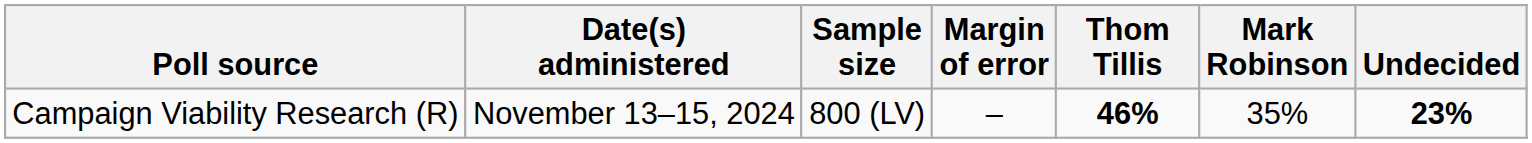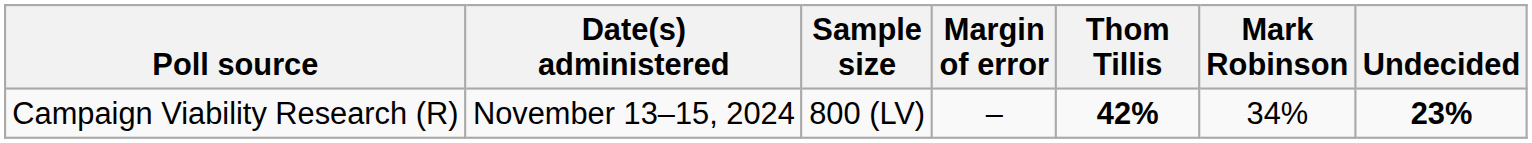(1128, 113) 46% -> (1128, 113) 42%
(1277, 113) 35% -> (1277, 113) 34%
